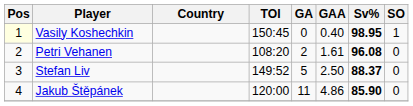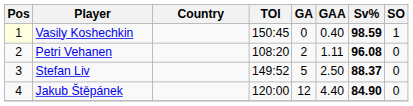(366, 33) 98.95 -> (366, 33) 98.59
(332, 52) 1.61 -> (332, 52) 1.11
(304, 91) 11 -> (304, 91) 12
(332, 91) 4.86 -> (332, 91) 4.40
(366, 91) 85.90 -> (366, 91) 84.90
